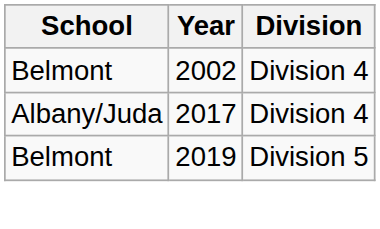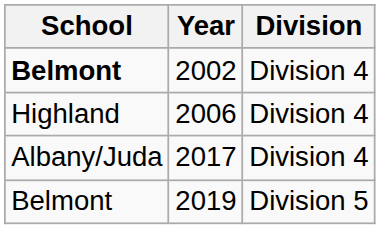(62, 69) normal -> (66, 69) bold
+ row: (206, 113)
